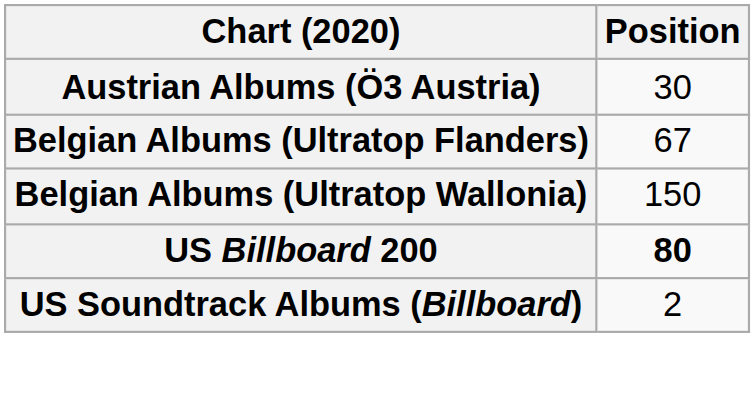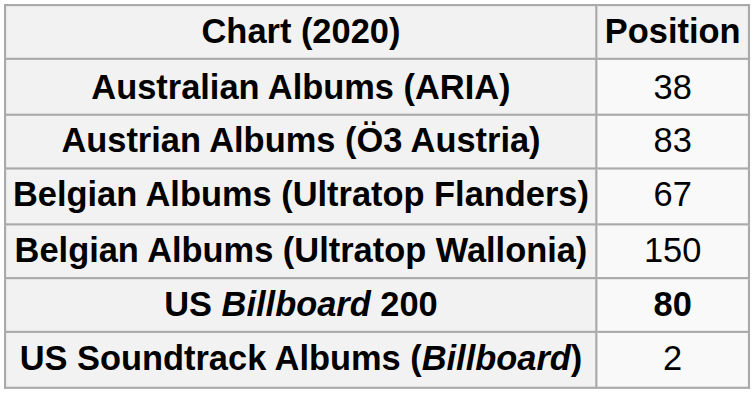+ row: (301, 86)
(673, 86) 30 -> (673, 140) 83
